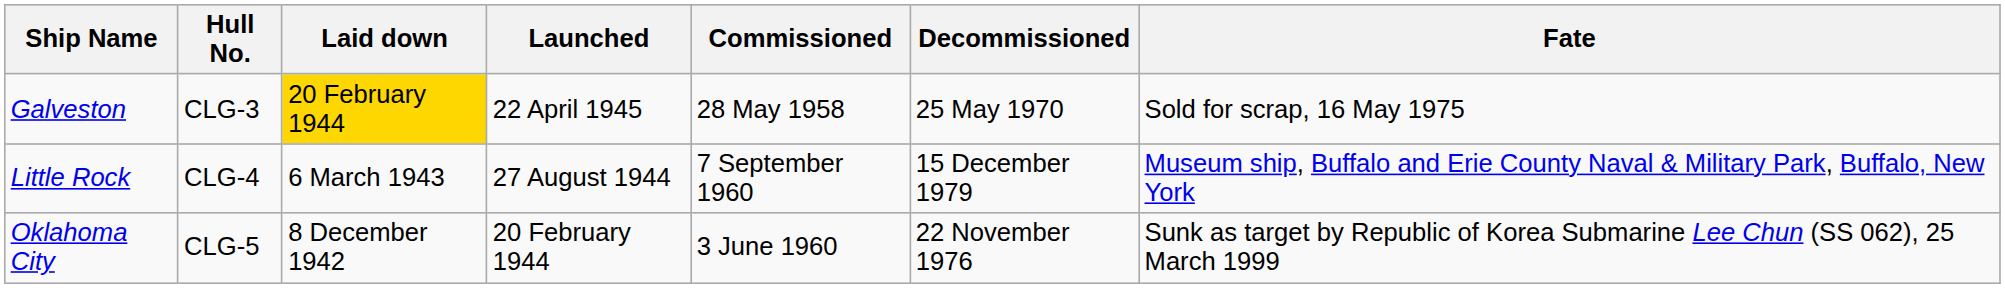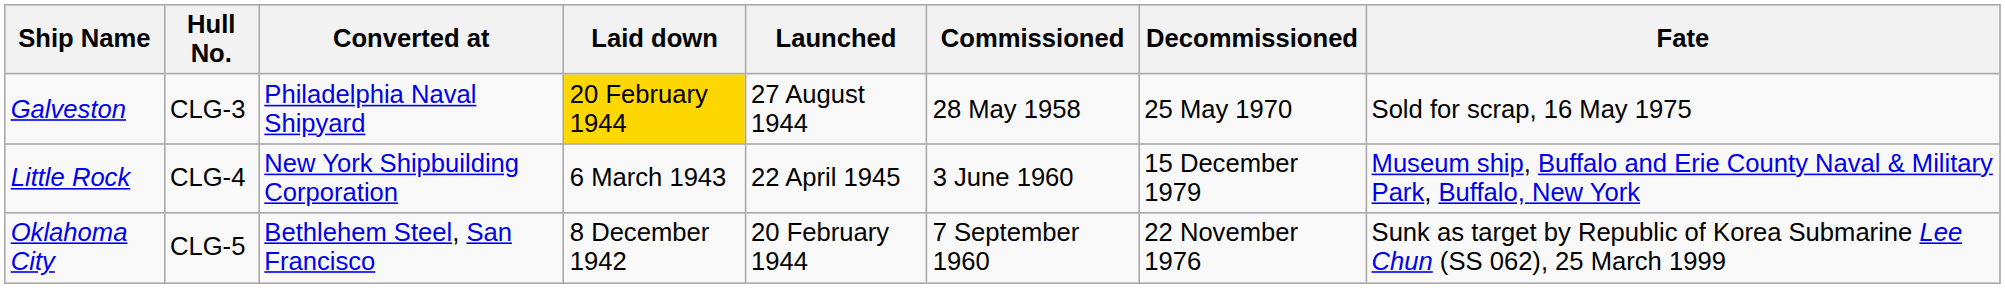+ column: (411, 39)
(568, 108) 22 April 1945 -> (808, 108) 27 August 1944
(582, 178) 27 August 1944 -> (826, 178) 22 April 1945
(770, 178) 7 September 1960 -> (1003, 178) 3 June 1960
(767, 247) 3 June 1960 -> (1006, 247) 7 September 1960
